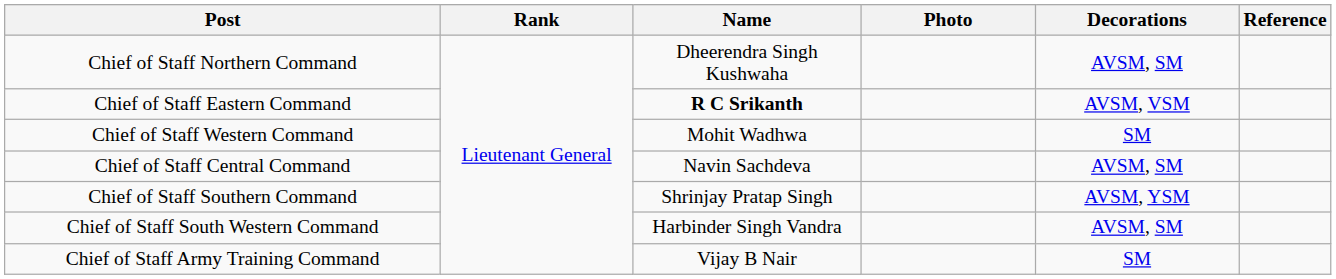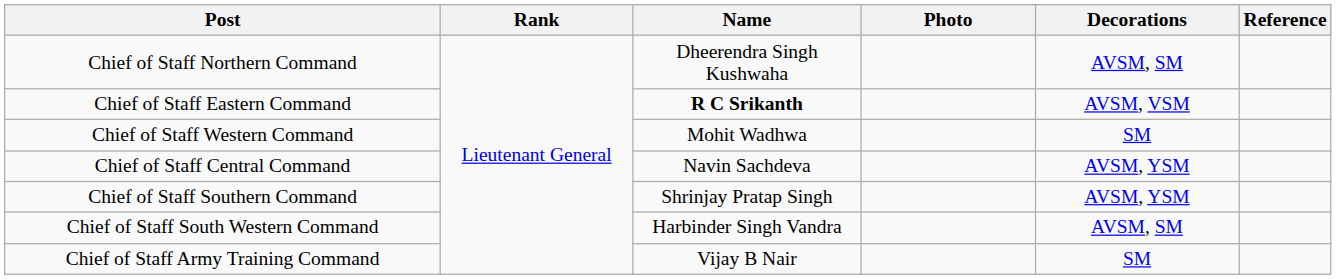(1137, 165) AVSM, SM -> (1137, 165) AVSM, YSM
